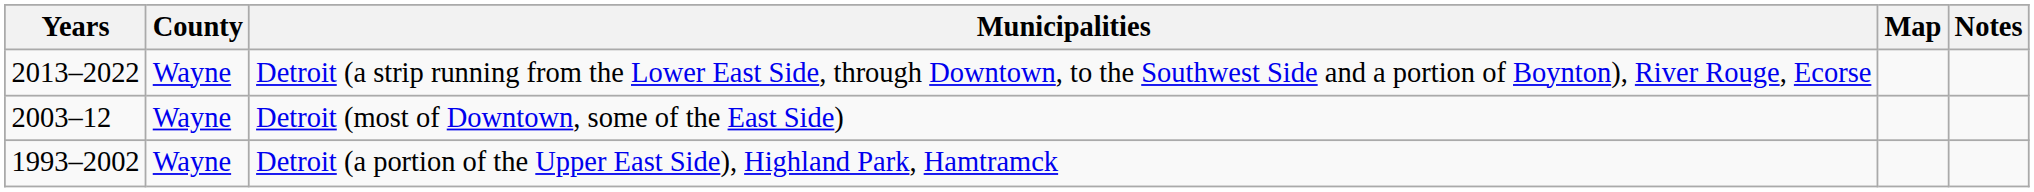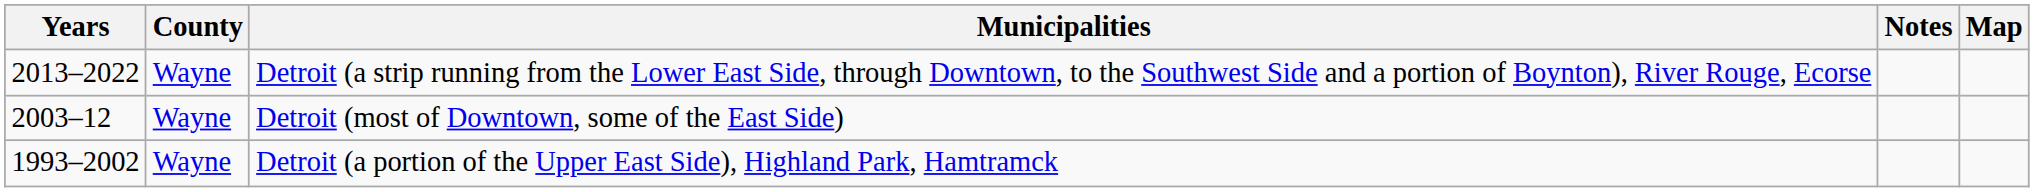columns swapped: (1913, 27) <-> (1989, 27)
